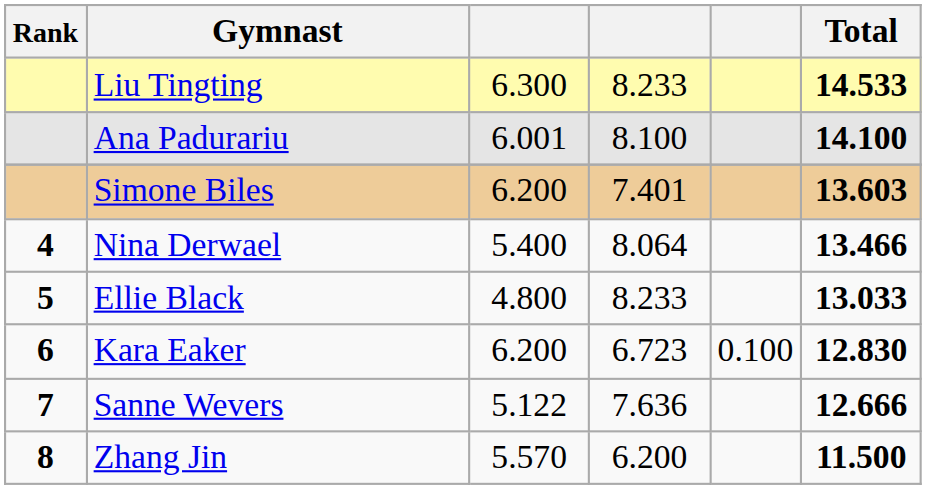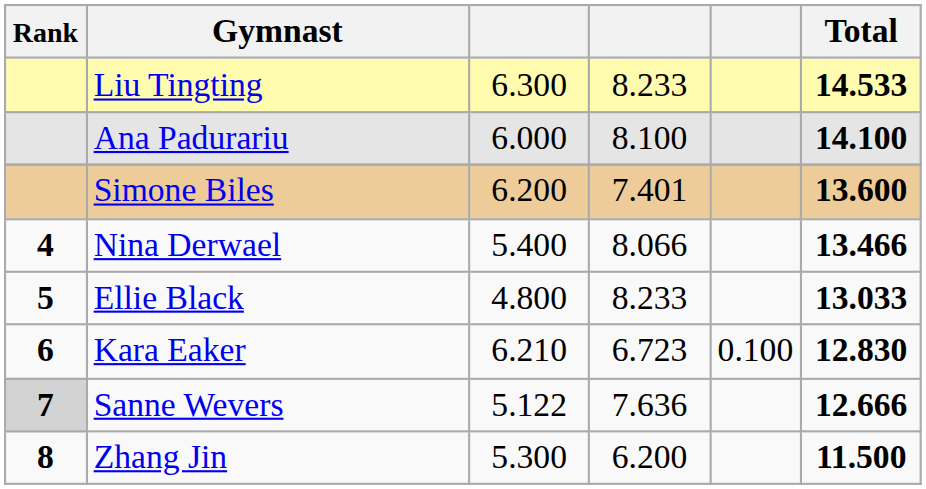(529, 137) 6.001 -> (529, 137) 6.000
(861, 191) 13.603 -> (861, 191) 13.600
(650, 244) 8.064 -> (650, 244) 8.066
(529, 350) 6.200 -> (529, 350) 6.210
(45, 404) no background -> (45, 404) lightgrey background
(529, 457) 5.570 -> (529, 457) 5.300
